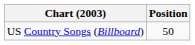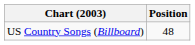(168, 31) 50 -> (168, 31) 48
